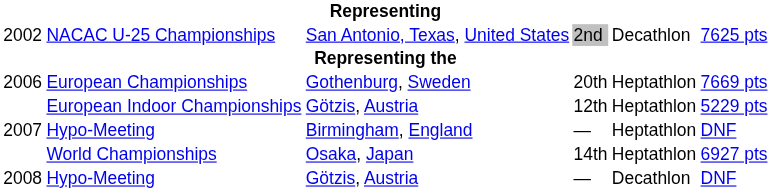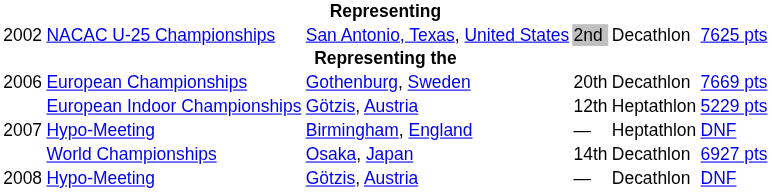(654, 82) Heptathlon -> (651, 82) Decathlon
(654, 154) Heptathlon -> (651, 154) Decathlon
